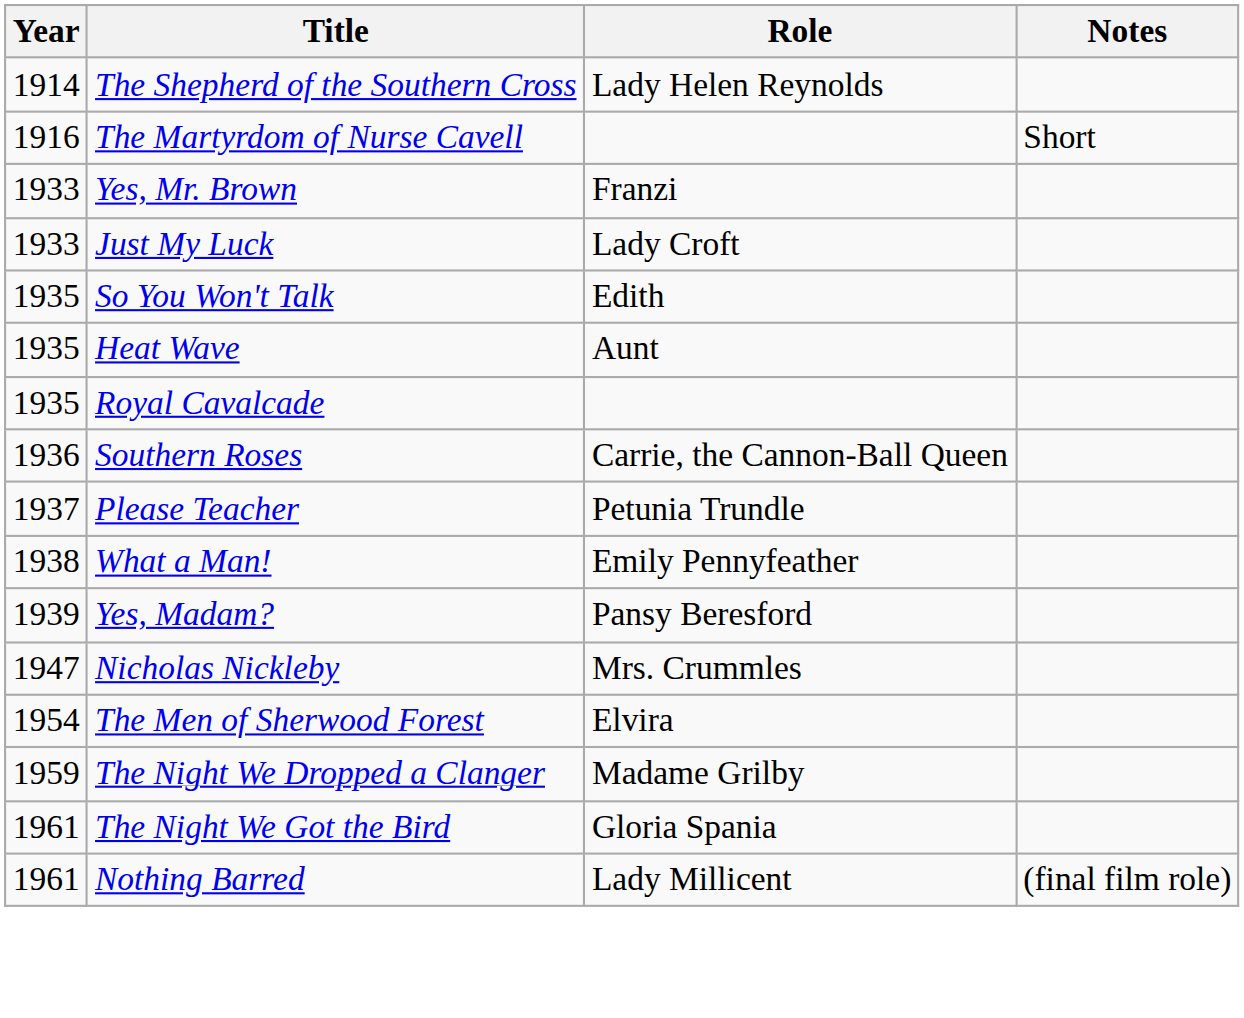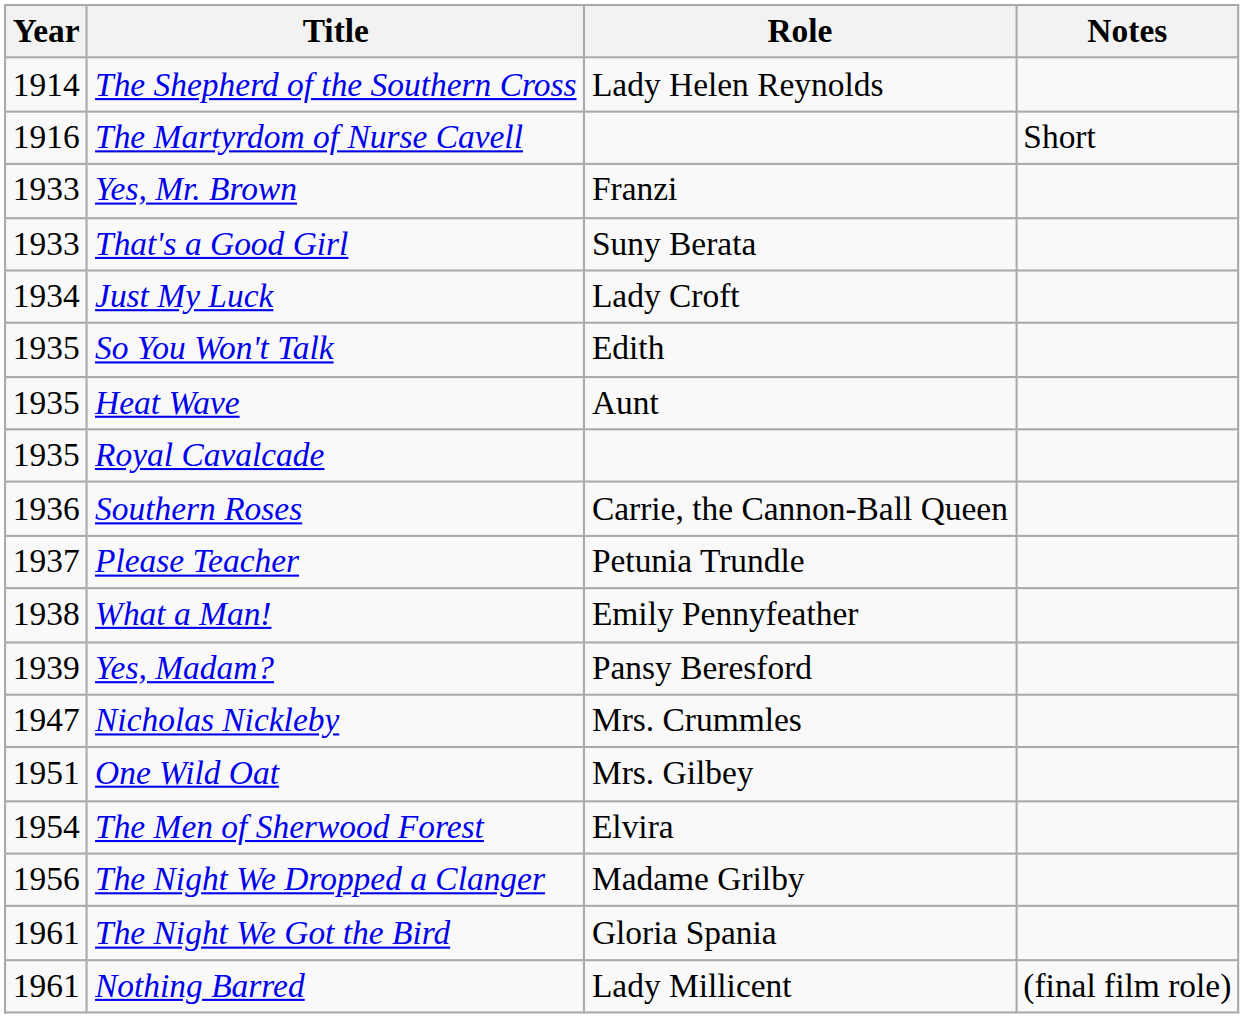+ row: (222, 243)
(46, 243) 1933 -> (46, 296) 1934
+ row: (187, 773)
(46, 773) 1959 -> (46, 879) 1956
